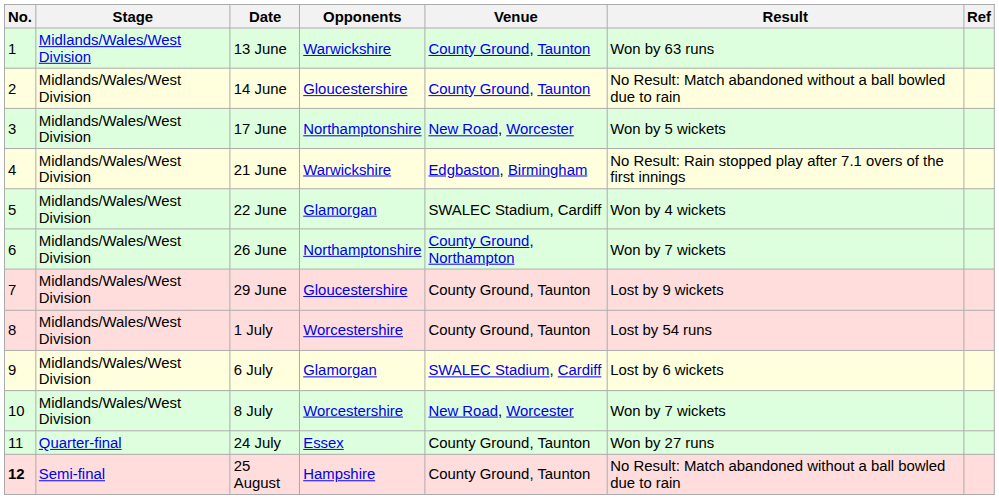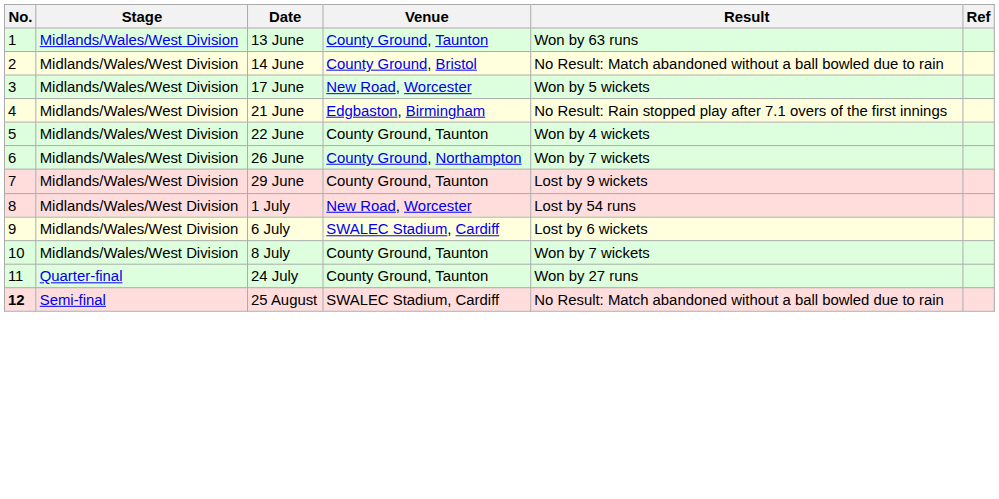- column: (362, 16)
(509, 89) County Ground, Taunton -> (402, 64) County Ground, Bristol
(515, 209) SWALEC Stadium, Cardiff -> (407, 134) County Ground, Taunton
(509, 330) County Ground, Taunton -> (399, 205) New Road, Worcester
(501, 411) New Road, Worcester -> (407, 252) County Ground, Taunton
(509, 474) County Ground, Taunton -> (413, 299) SWALEC Stadium, Cardiff
